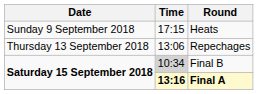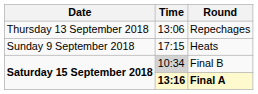rows swapped: (204, 30) <-> (220, 47)
